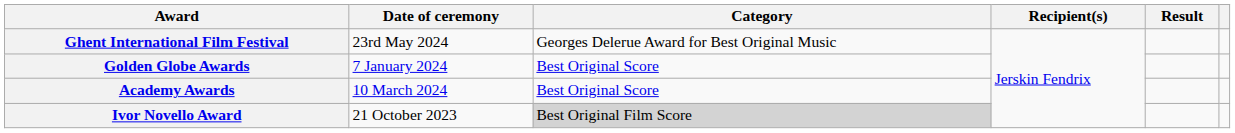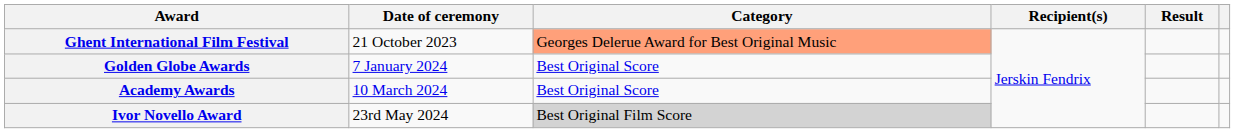(400, 41) 23rd May 2024 -> (405, 41) 21 October 2023
(686, 41) no background -> (686, 41) lightsalmon background
(405, 115) 21 October 2023 -> (400, 115) 23rd May 2024
